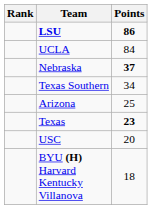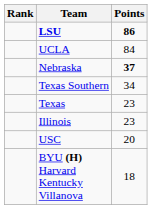- row: (57, 103)
(129, 121) bold -> (129, 103) normal
+ row: (55, 121)
